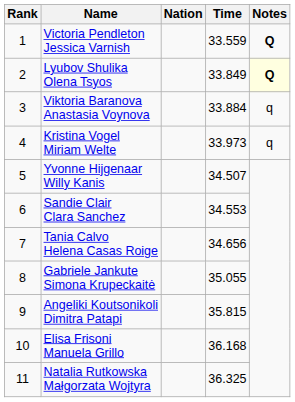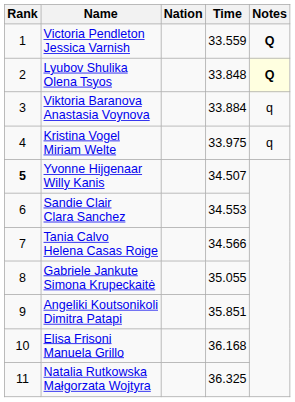(227, 75) 33.849 -> (227, 75) 33.848
(227, 142) 33.973 -> (227, 142) 33.975
(23, 176) normal -> (23, 176) bold
(227, 244) 34.656 -> (227, 244) 34.566
(227, 311) 35.815 -> (227, 311) 35.851
